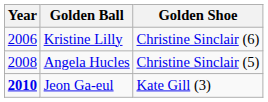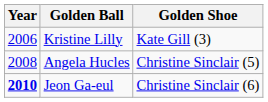(198, 39) Christine Sinclair (6) -> (174, 39) Kate Gill (3)
(174, 85) Kate Gill (3) -> (198, 85) Christine Sinclair (6)
